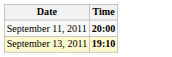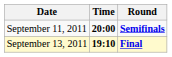+ column: (142, 12)
